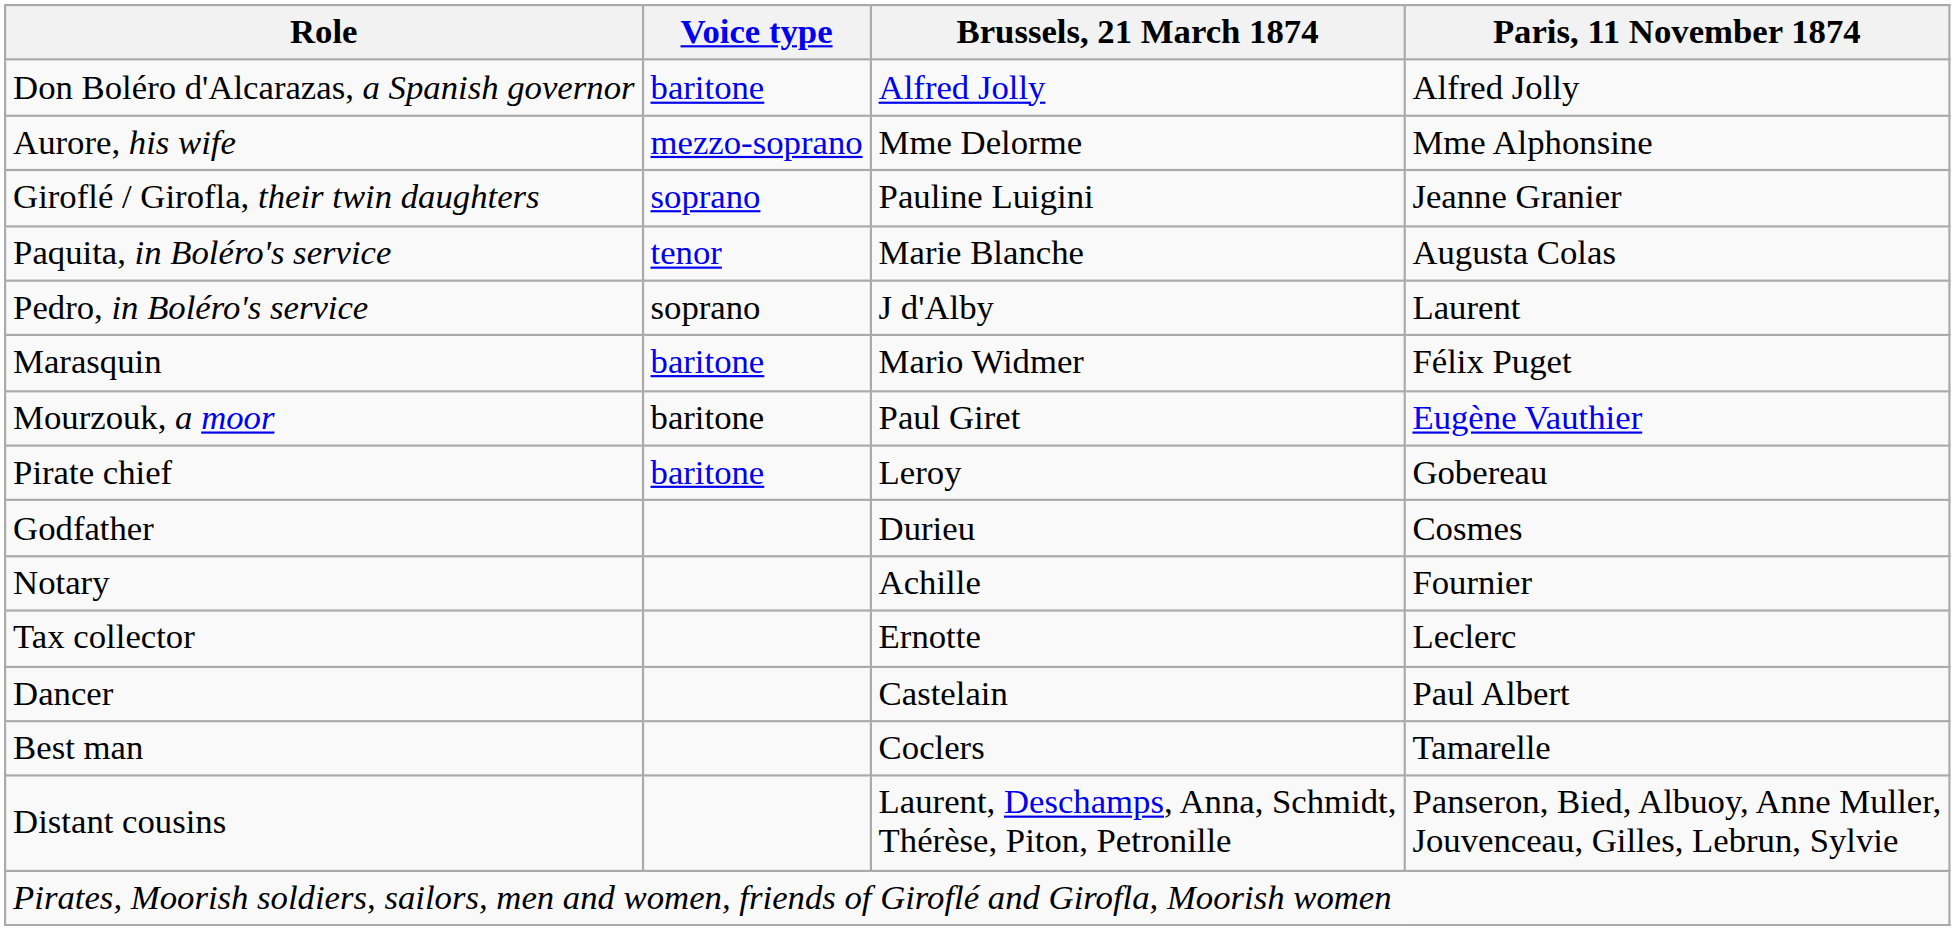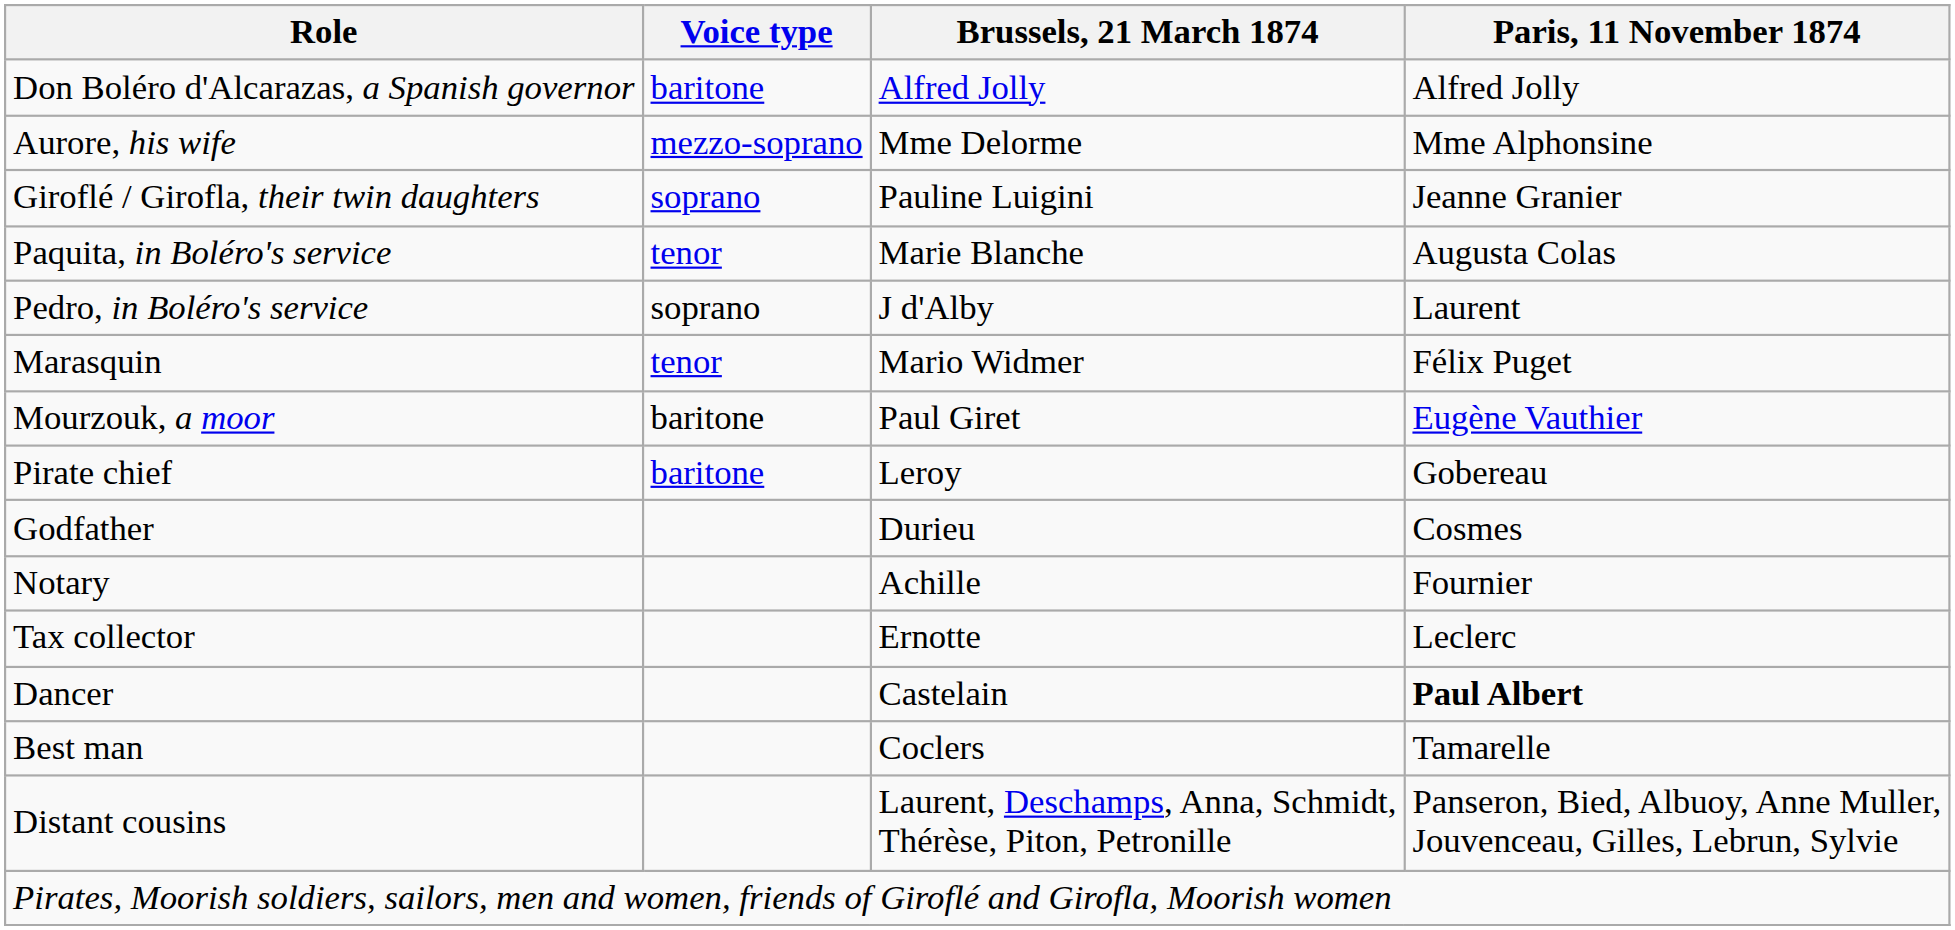(707, 362) baritone -> (686, 362) tenor
(1491, 692) normal -> (1498, 692) bold
